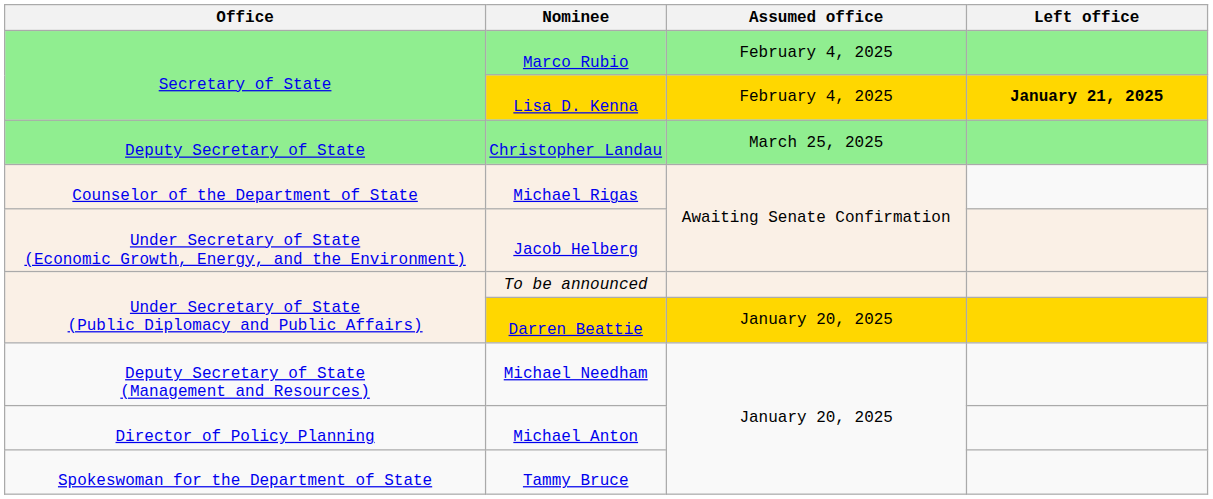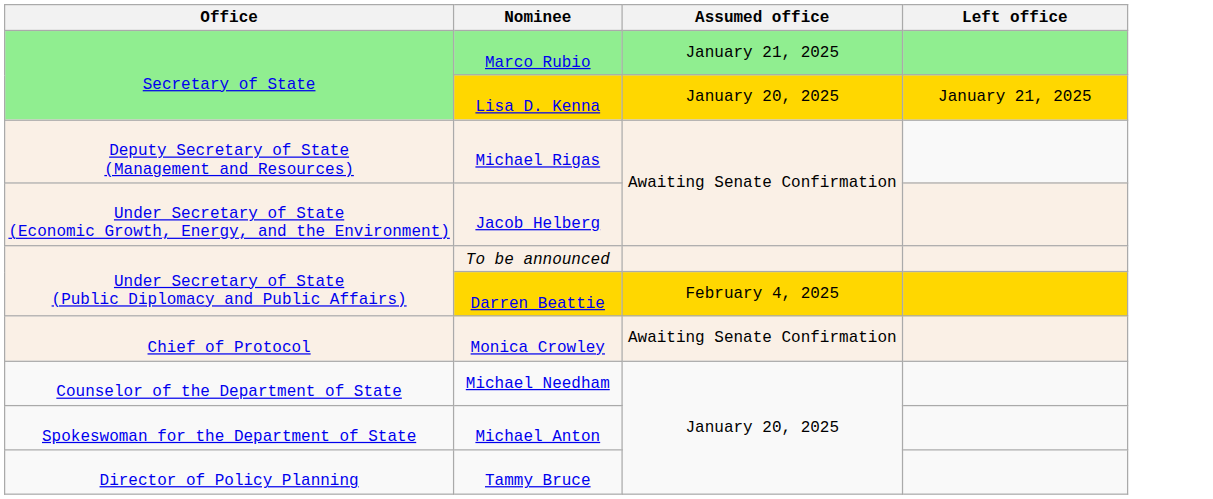(816, 53) February 4, 2025 -> (762, 53) January 21, 2025
(816, 97) February 4, 2025 -> (762, 97) January 20, 2025
(1087, 97) bold -> (1015, 97) normal
- row: (576, 151)
(245, 196) Counselor of the Department of State -> (229, 160) Deputy Secretary of State (Management and Resources)
(816, 320) January 20, 2025 -> (762, 294) February 4, 2025
+ row: (538, 348)
(245, 383) Deputy Secretary of State (Management and Resources) -> (229, 392) Counselor of the Department of State
(245, 437) Director of Policy Planning -> (229, 437) Spokeswoman for the Department of State
(245, 481) Spokeswoman for the Department of State -> (229, 481) Director of Policy Planning
